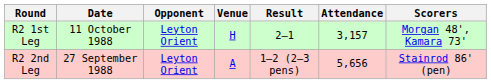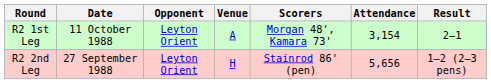columns swapped: (285, 13) <-> (436, 13)
(233, 35) H -> (233, 35) A
(352, 35) 3,157 -> (384, 35) 3,154
(233, 64) A -> (233, 64) H
